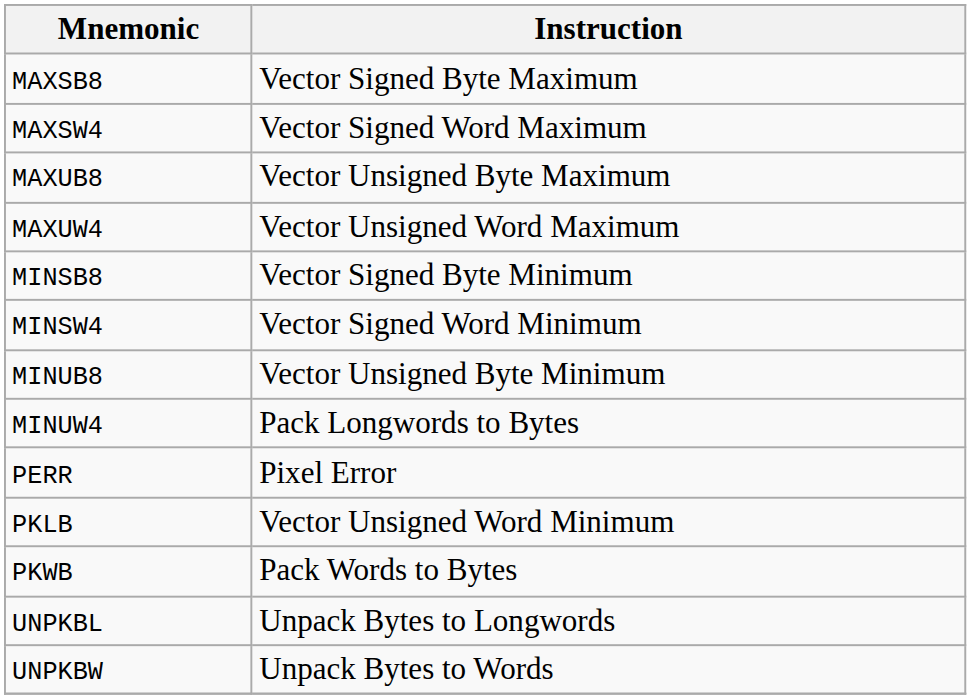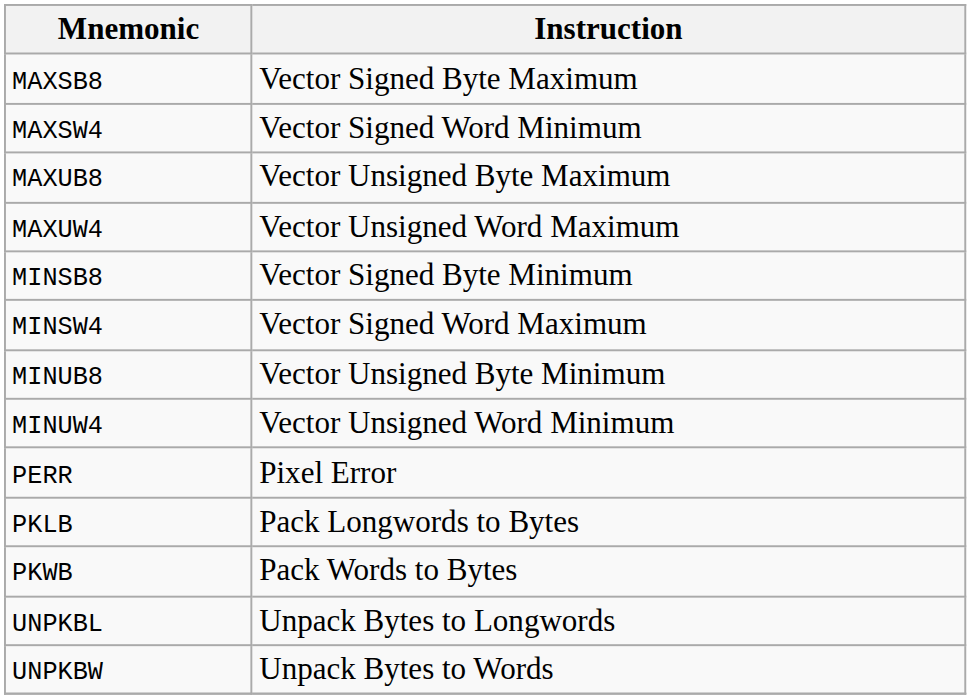(453, 127) Vector Signed Word Maximum -> (450, 127) Vector Signed Word Minimum
(450, 324) Vector Signed Word Minimum -> (453, 324) Vector Signed Word Maximum
(419, 422) Pack Longwords to Bytes -> (467, 422) Vector Unsigned Word Minimum
(467, 521) Vector Unsigned Word Minimum -> (419, 521) Pack Longwords to Bytes
